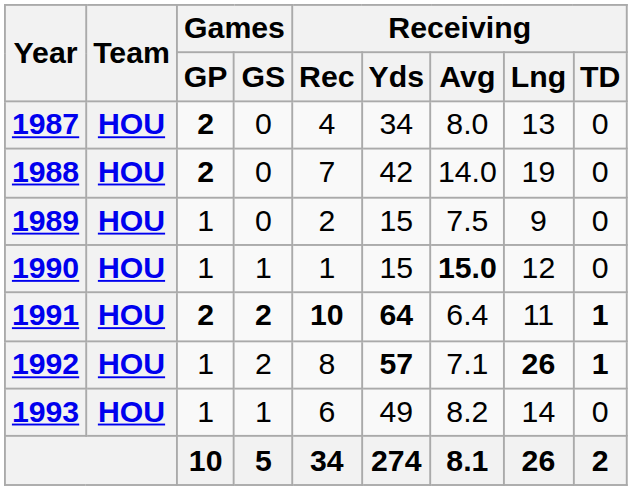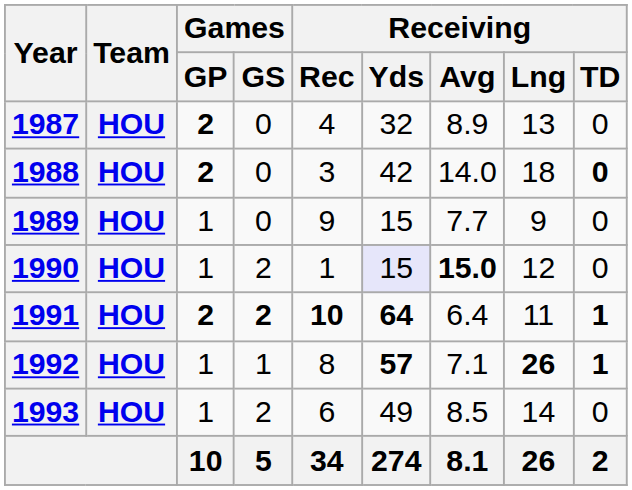(396, 124) 34 -> (396, 124) 32
(467, 124) 8.0 -> (467, 124) 8.9
(327, 172) 7 -> (327, 172) 3
(538, 172) 19 -> (538, 172) 18
(600, 172) normal -> (600, 172) bold
(327, 220) 2 -> (327, 220) 9
(467, 220) 7.5 -> (467, 220) 7.7
(263, 268) 1 -> (263, 268) 2
(396, 268) no background -> (396, 268) lavender background
(263, 364) 2 -> (263, 364) 1
(263, 412) 1 -> (263, 412) 2
(467, 412) 8.2 -> (467, 412) 8.5
